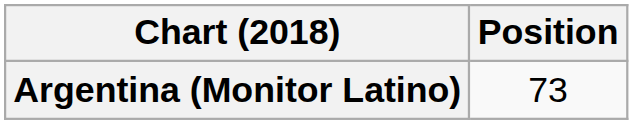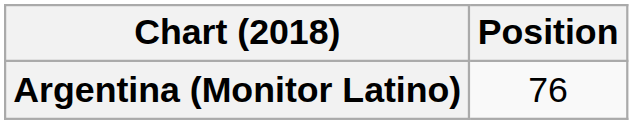(548, 89) 73 -> (548, 89) 76
